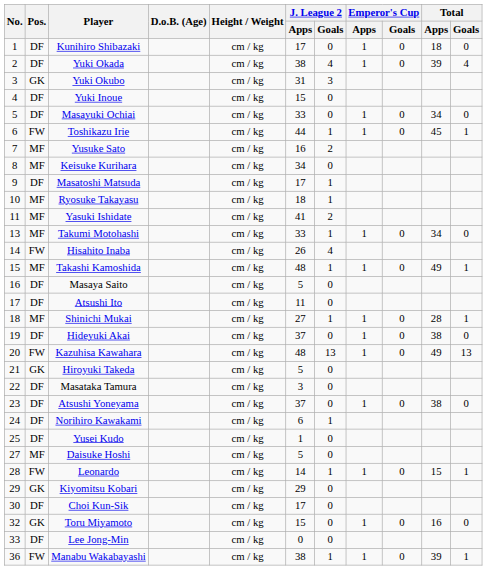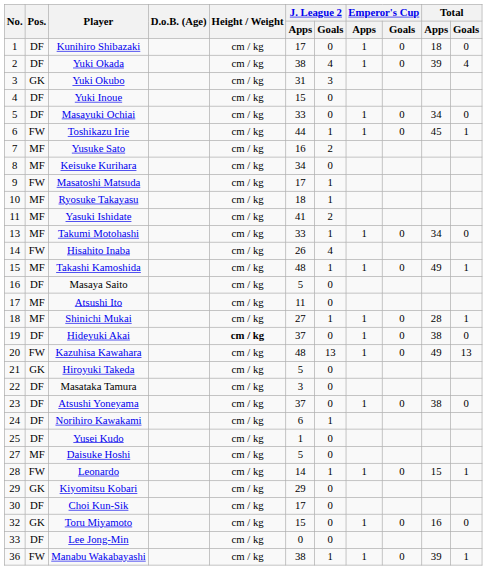(37, 183) DF -> (37, 183) FW
(37, 302) DF -> (37, 302) MF
(248, 336) normal -> (248, 336) bold
